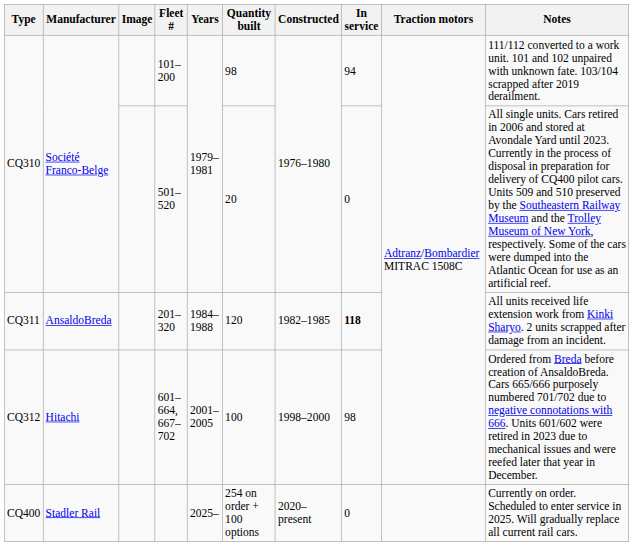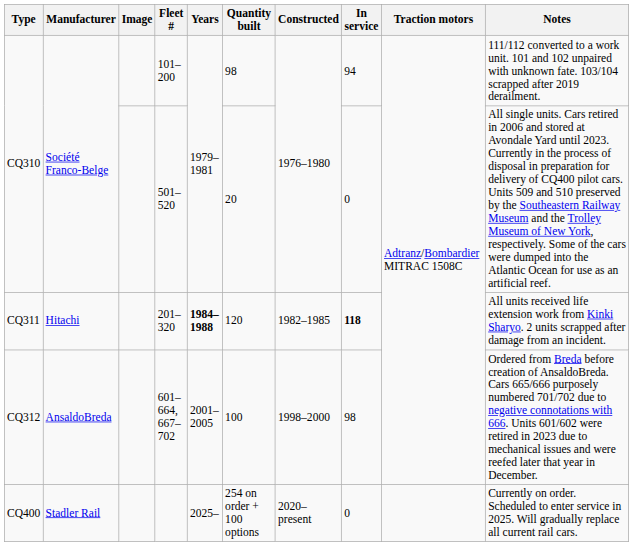(79, 321) AnsaldoBreda -> (63, 321) Hitachi
(204, 321) normal -> (204, 321) bold
(63, 417) Hitachi -> (79, 417) AnsaldoBreda
